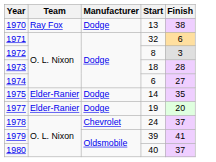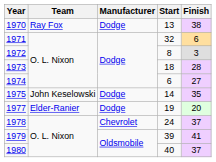(55, 95) Elder-Ranier -> (63, 95) John Keselowski
